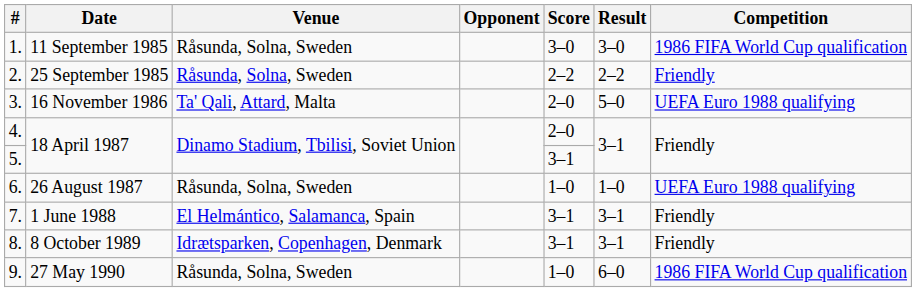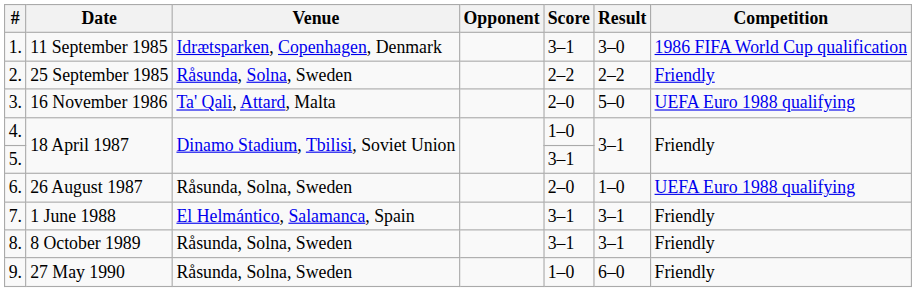(264, 46) Råsunda, Solna, Sweden -> (309, 46) Idrætsparken, Copenhagen, Denmark
(561, 46) 3–0 -> (561, 46) 3–1
(561, 131) 2–0 -> (561, 131) 1–0
(561, 187) 1–0 -> (561, 187) 2–0
(309, 243) Idrætsparken, Copenhagen, Denmark -> (264, 243) Råsunda, Solna, Sweden
(781, 272) 1986 FIFA World Cup qualification -> (685, 272) Friendly
